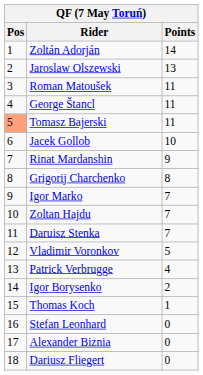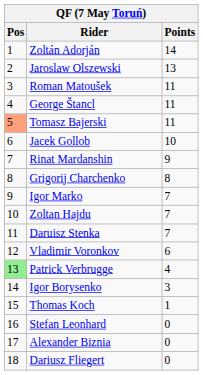(167, 251) 5 -> (167, 251) 6
(13, 269) no background -> (13, 269) lightgreen background
(167, 287) 2 -> (167, 287) 3
